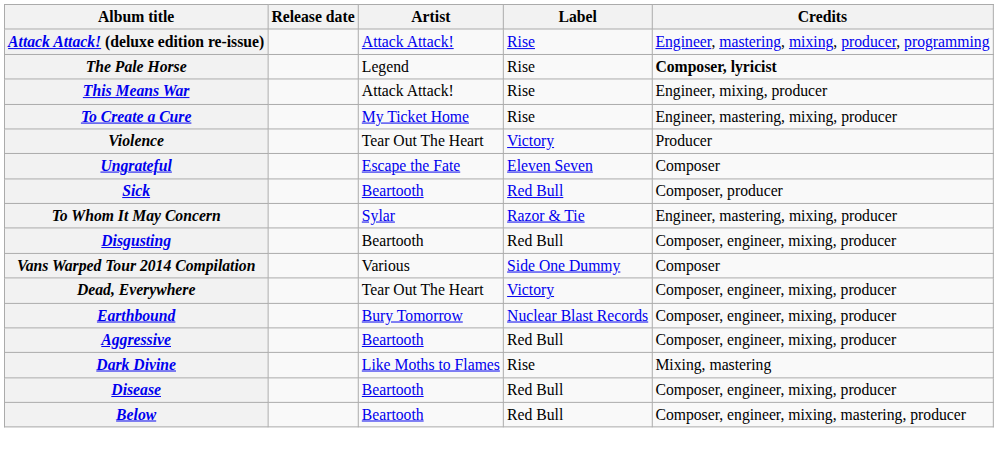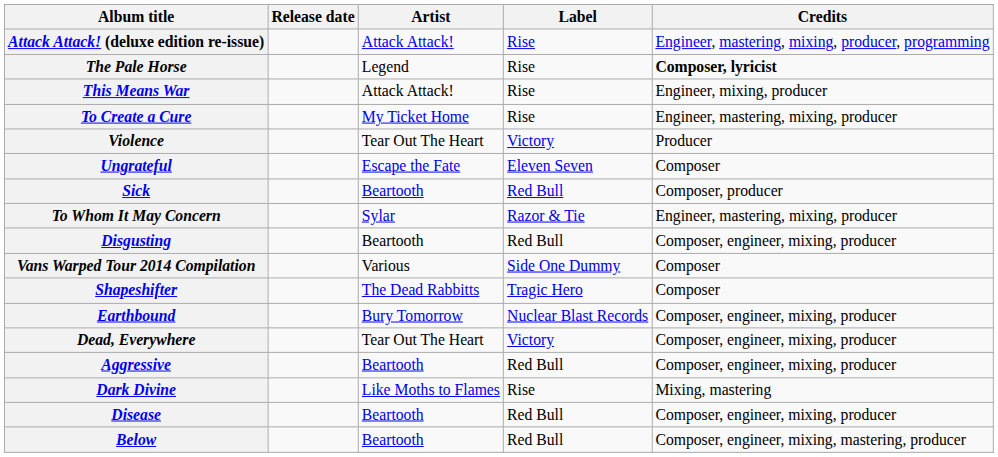+ row: (136, 290)
rows swapped: (136, 290) <-> (136, 315)
